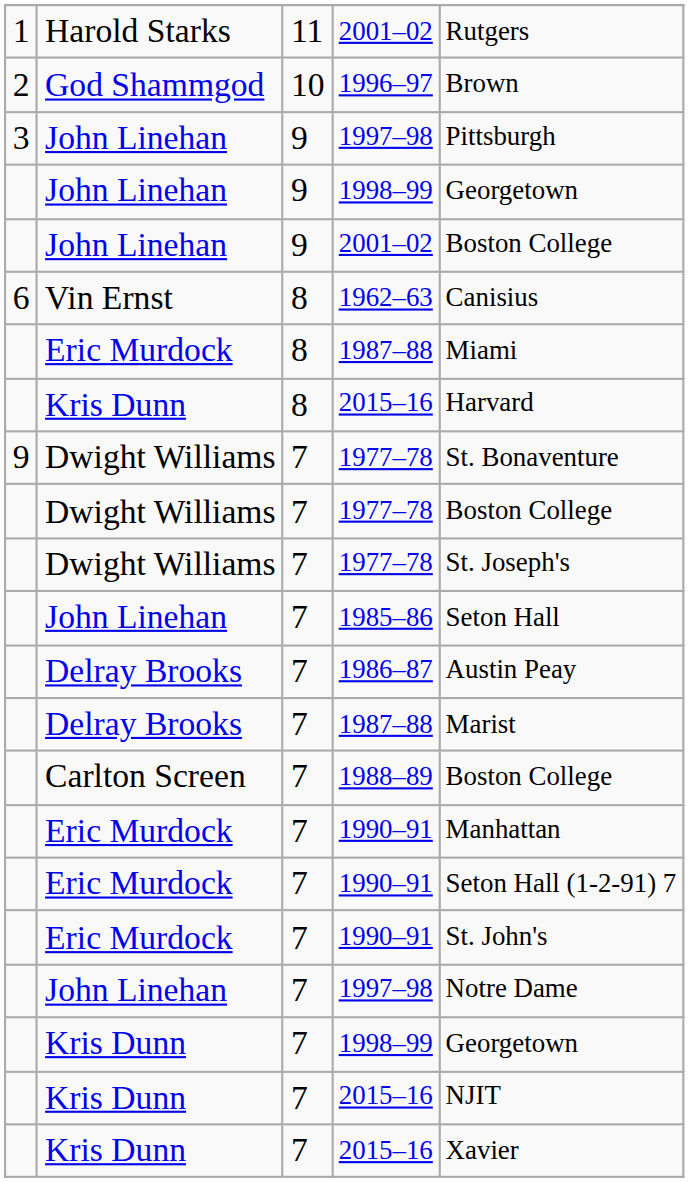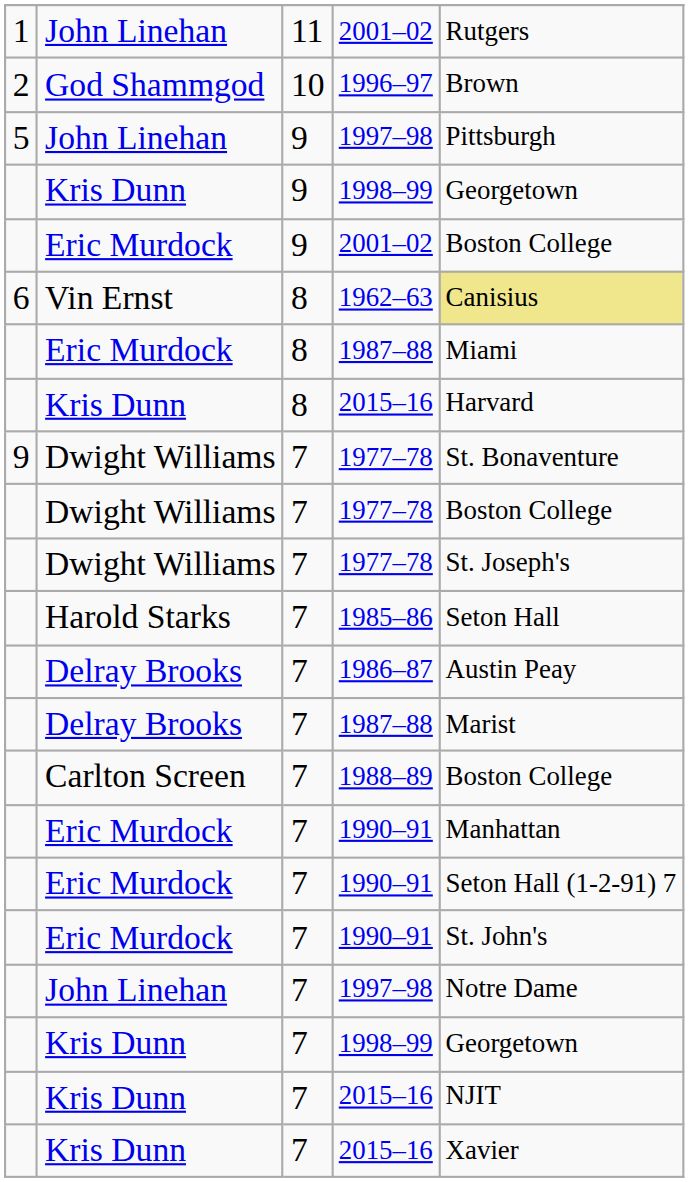(138, 31) Harold Starks -> (136, 31) John Linehan
(21, 137) 3 -> (21, 137) 5
(136, 191) John Linehan -> (116, 191) Kris Dunn
(136, 244) John Linehan -> (139, 244) Eric Murdock
(492, 297) no background -> (492, 297) khaki background
(136, 617) John Linehan -> (138, 617) Harold Starks
